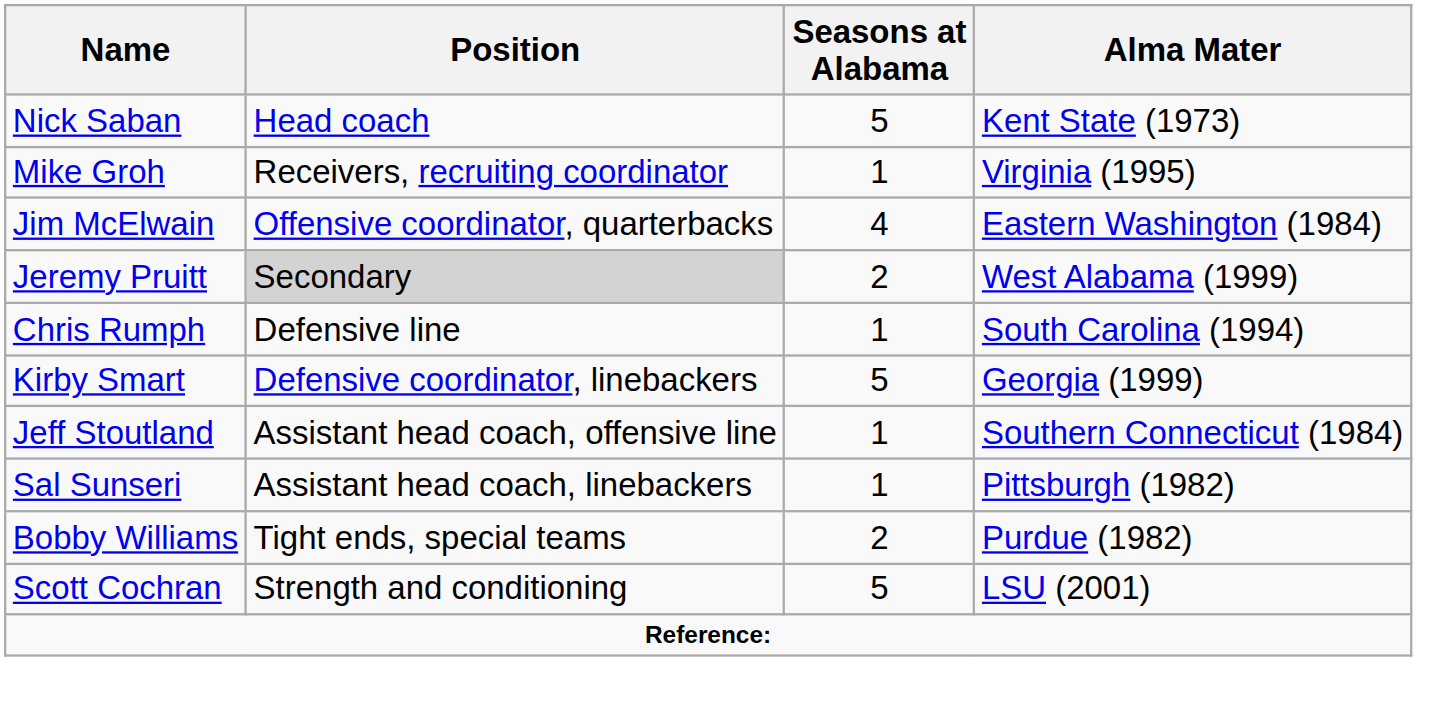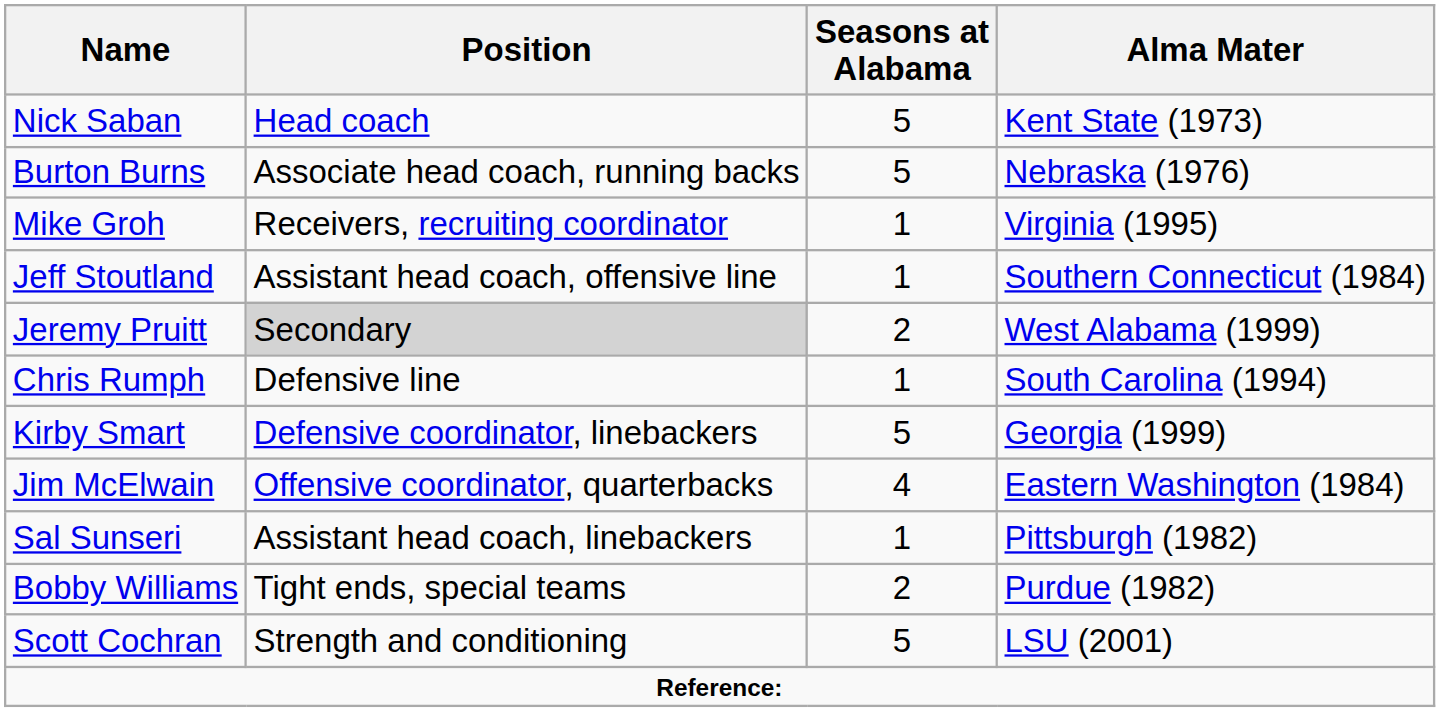+ row: (109, 172)
rows swapped: (114, 225) <-> (113, 433)
